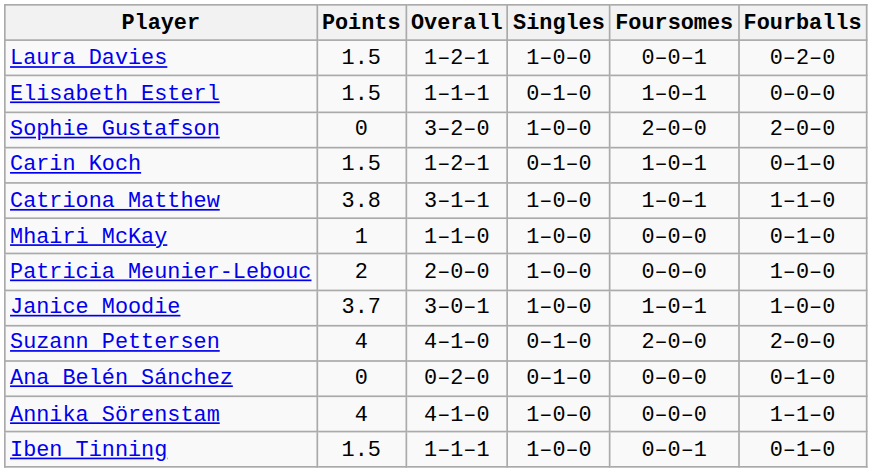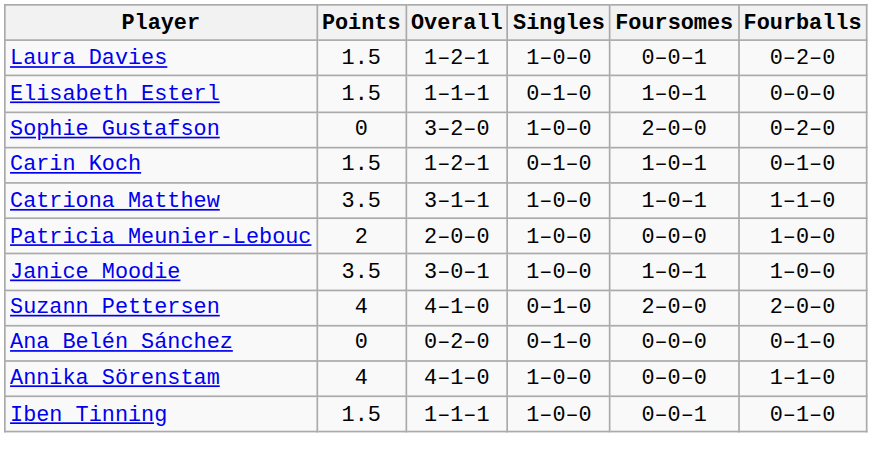(803, 129) 2–0–0 -> (803, 129) 0–2–0
(361, 201) 3.8 -> (361, 201) 3.5
- row: (89, 236)
(361, 307) 3.7 -> (361, 272) 3.5
